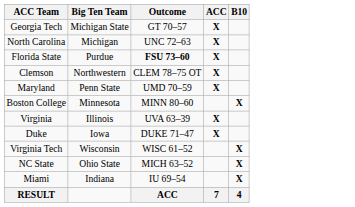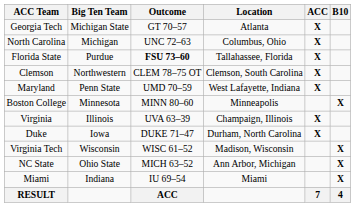+ column: (254, 12)
